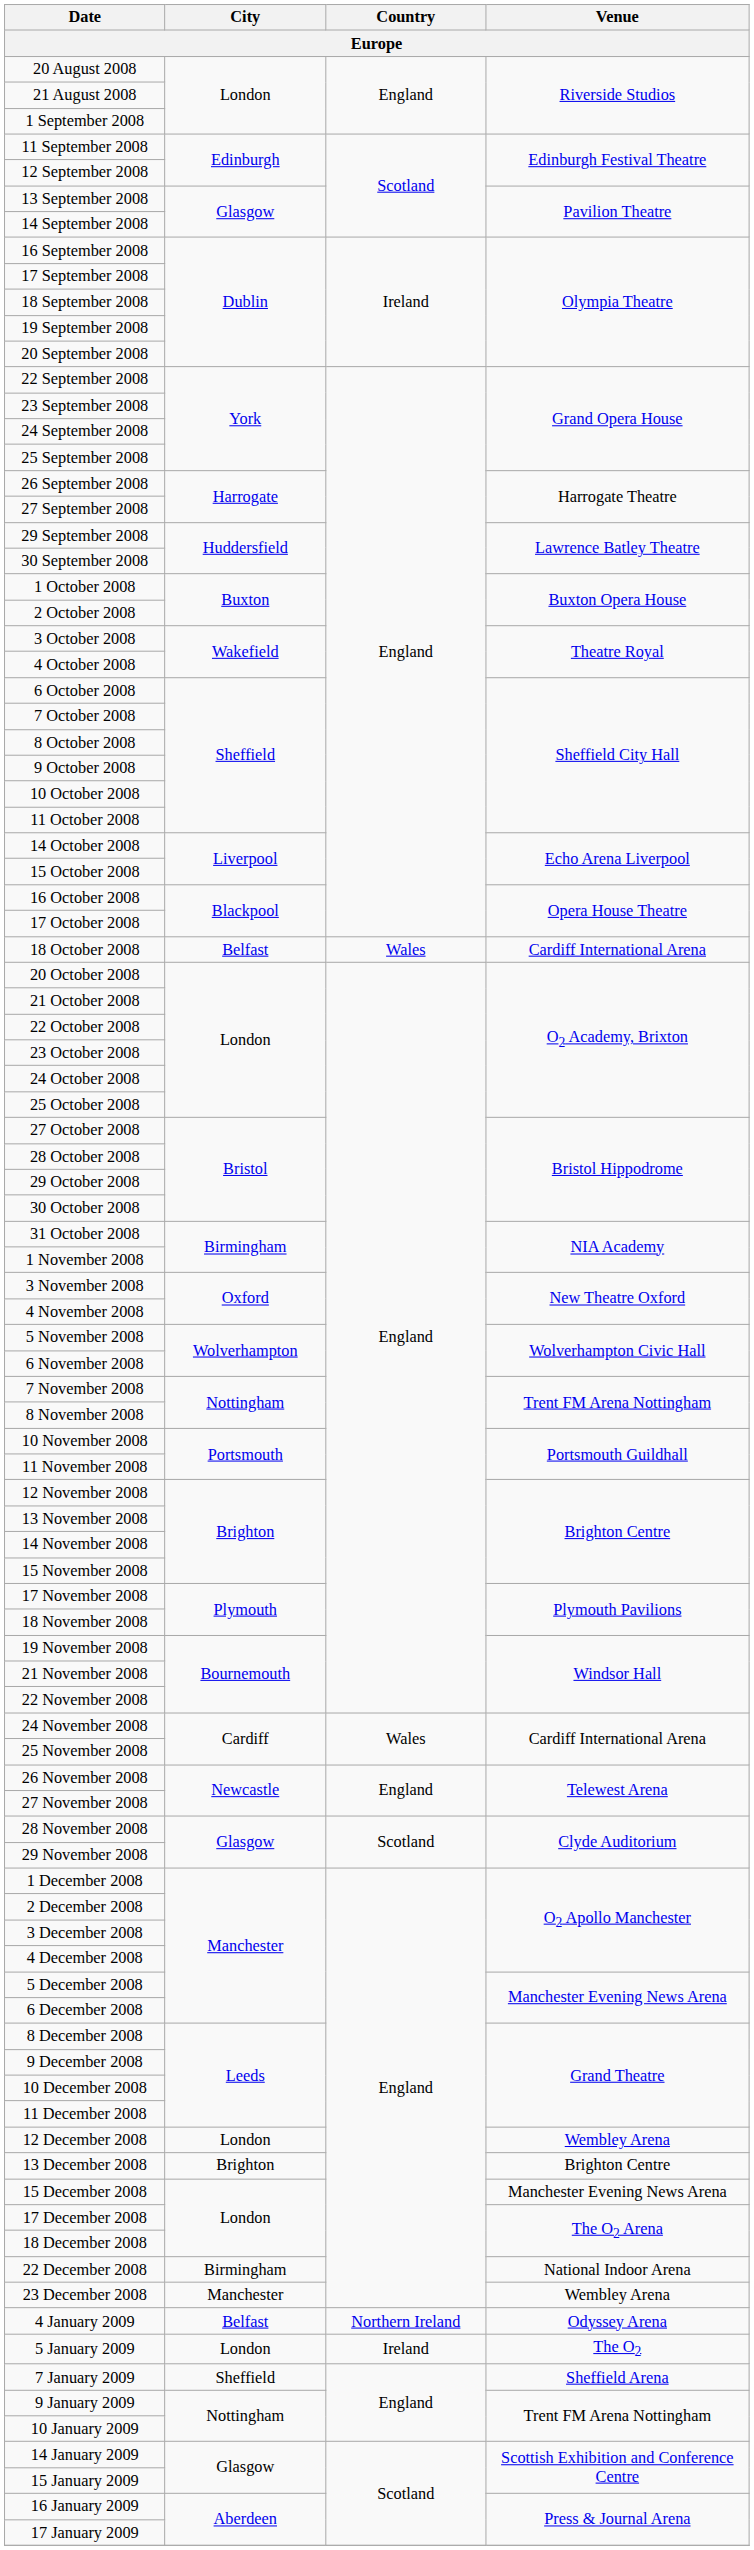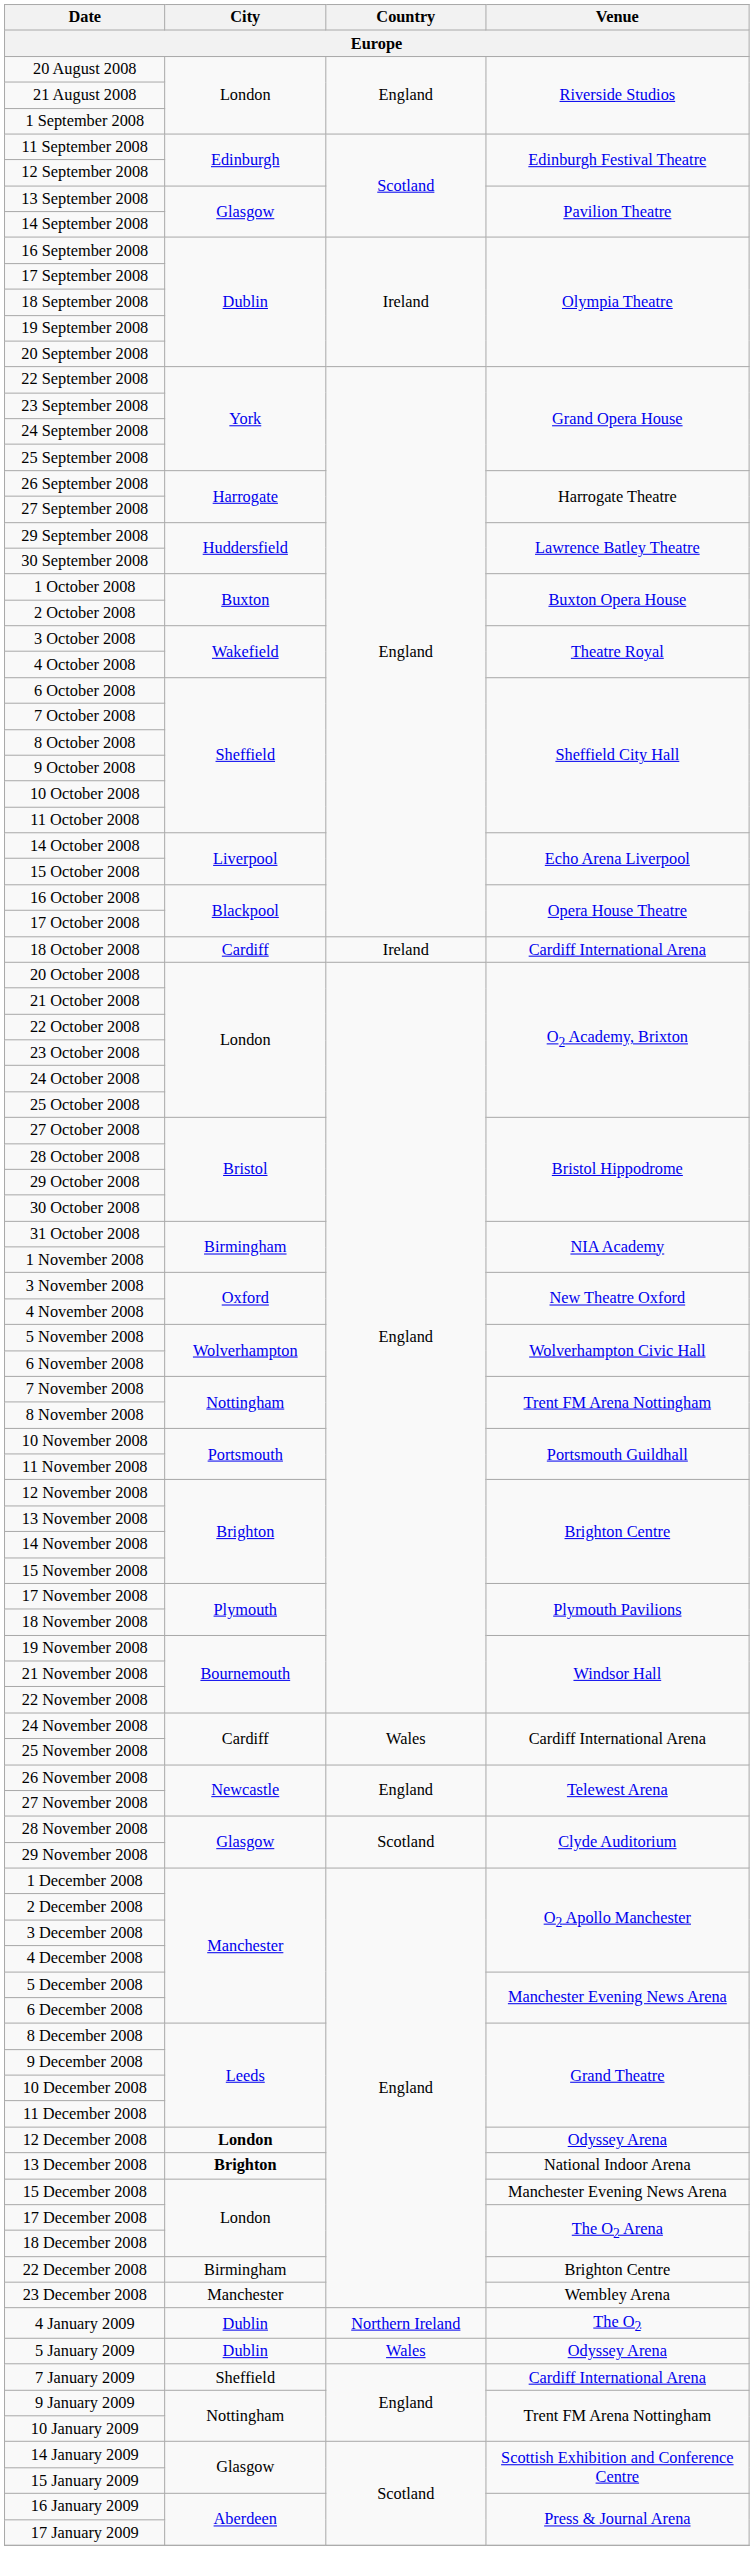(245, 949) Belfast -> (245, 949) Cardiff
(406, 949) Wales -> (406, 949) Ireland
(245, 2139) normal -> (245, 2139) bold
(617, 2139) Wembley Arena -> (617, 2139) Odyssey Arena
(245, 2165) normal -> (245, 2165) bold
(617, 2165) Brighton Centre -> (617, 2165) National Indoor Arena
(617, 2269) National Indoor Arena -> (617, 2269) Brighton Centre
(245, 2320) Belfast -> (245, 2323) Dublin
(617, 2320) Odyssey Arena -> (617, 2323) The O2
(245, 2349) London -> (245, 2351) Dublin
(406, 2349) Ireland -> (406, 2351) Wales
(617, 2349) The O2 -> (617, 2351) Odyssey Arena
(617, 2377) Sheffield Arena -> (617, 2377) Cardiff International Arena
